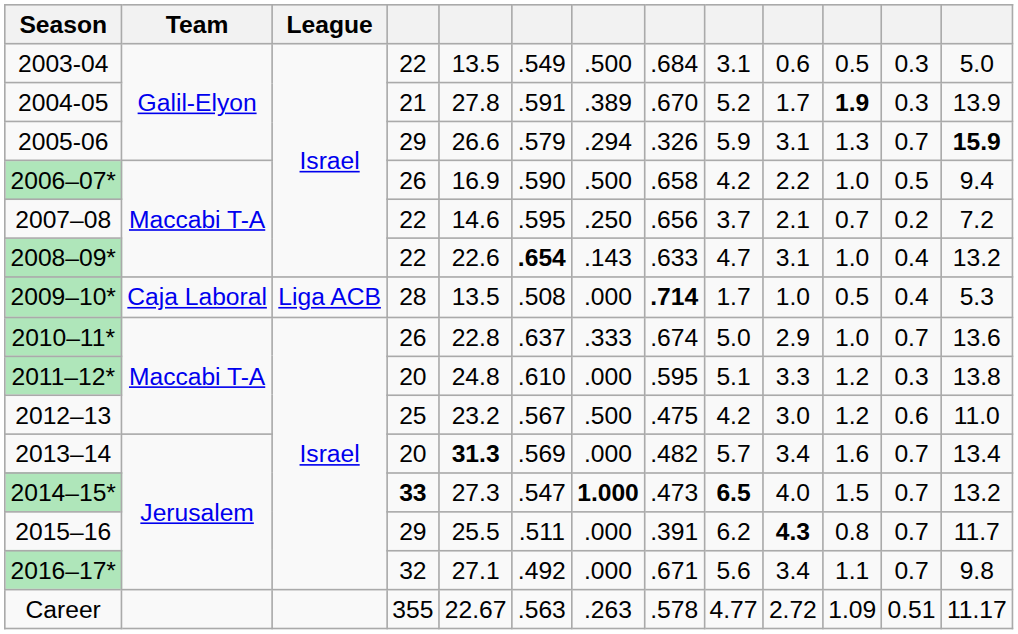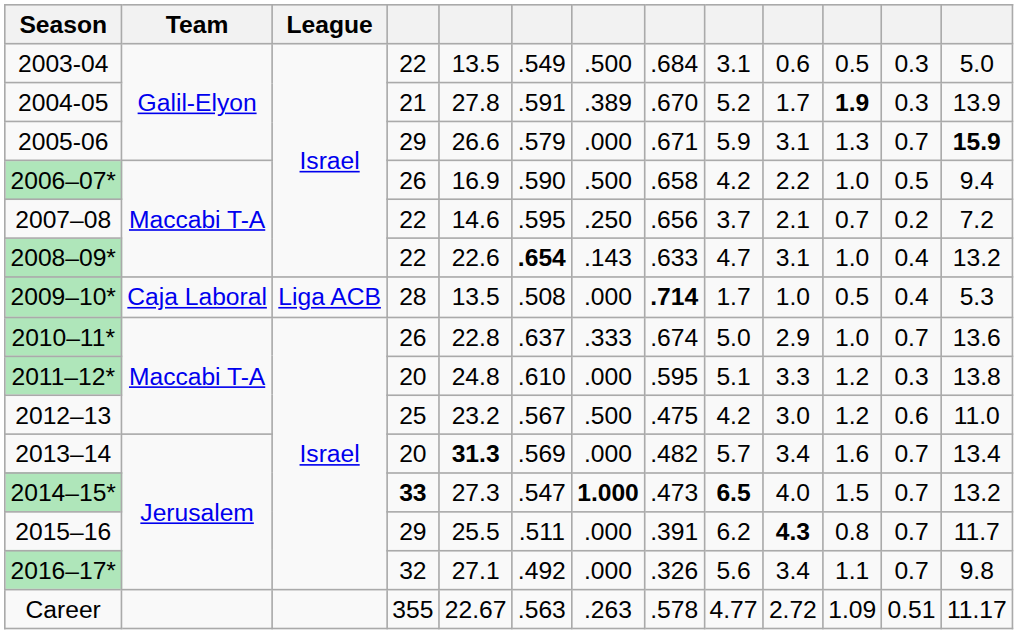(608, 141) .294 -> (608, 141) .000
(674, 141) .326 -> (674, 141) .671
(674, 570) .671 -> (674, 570) .326
